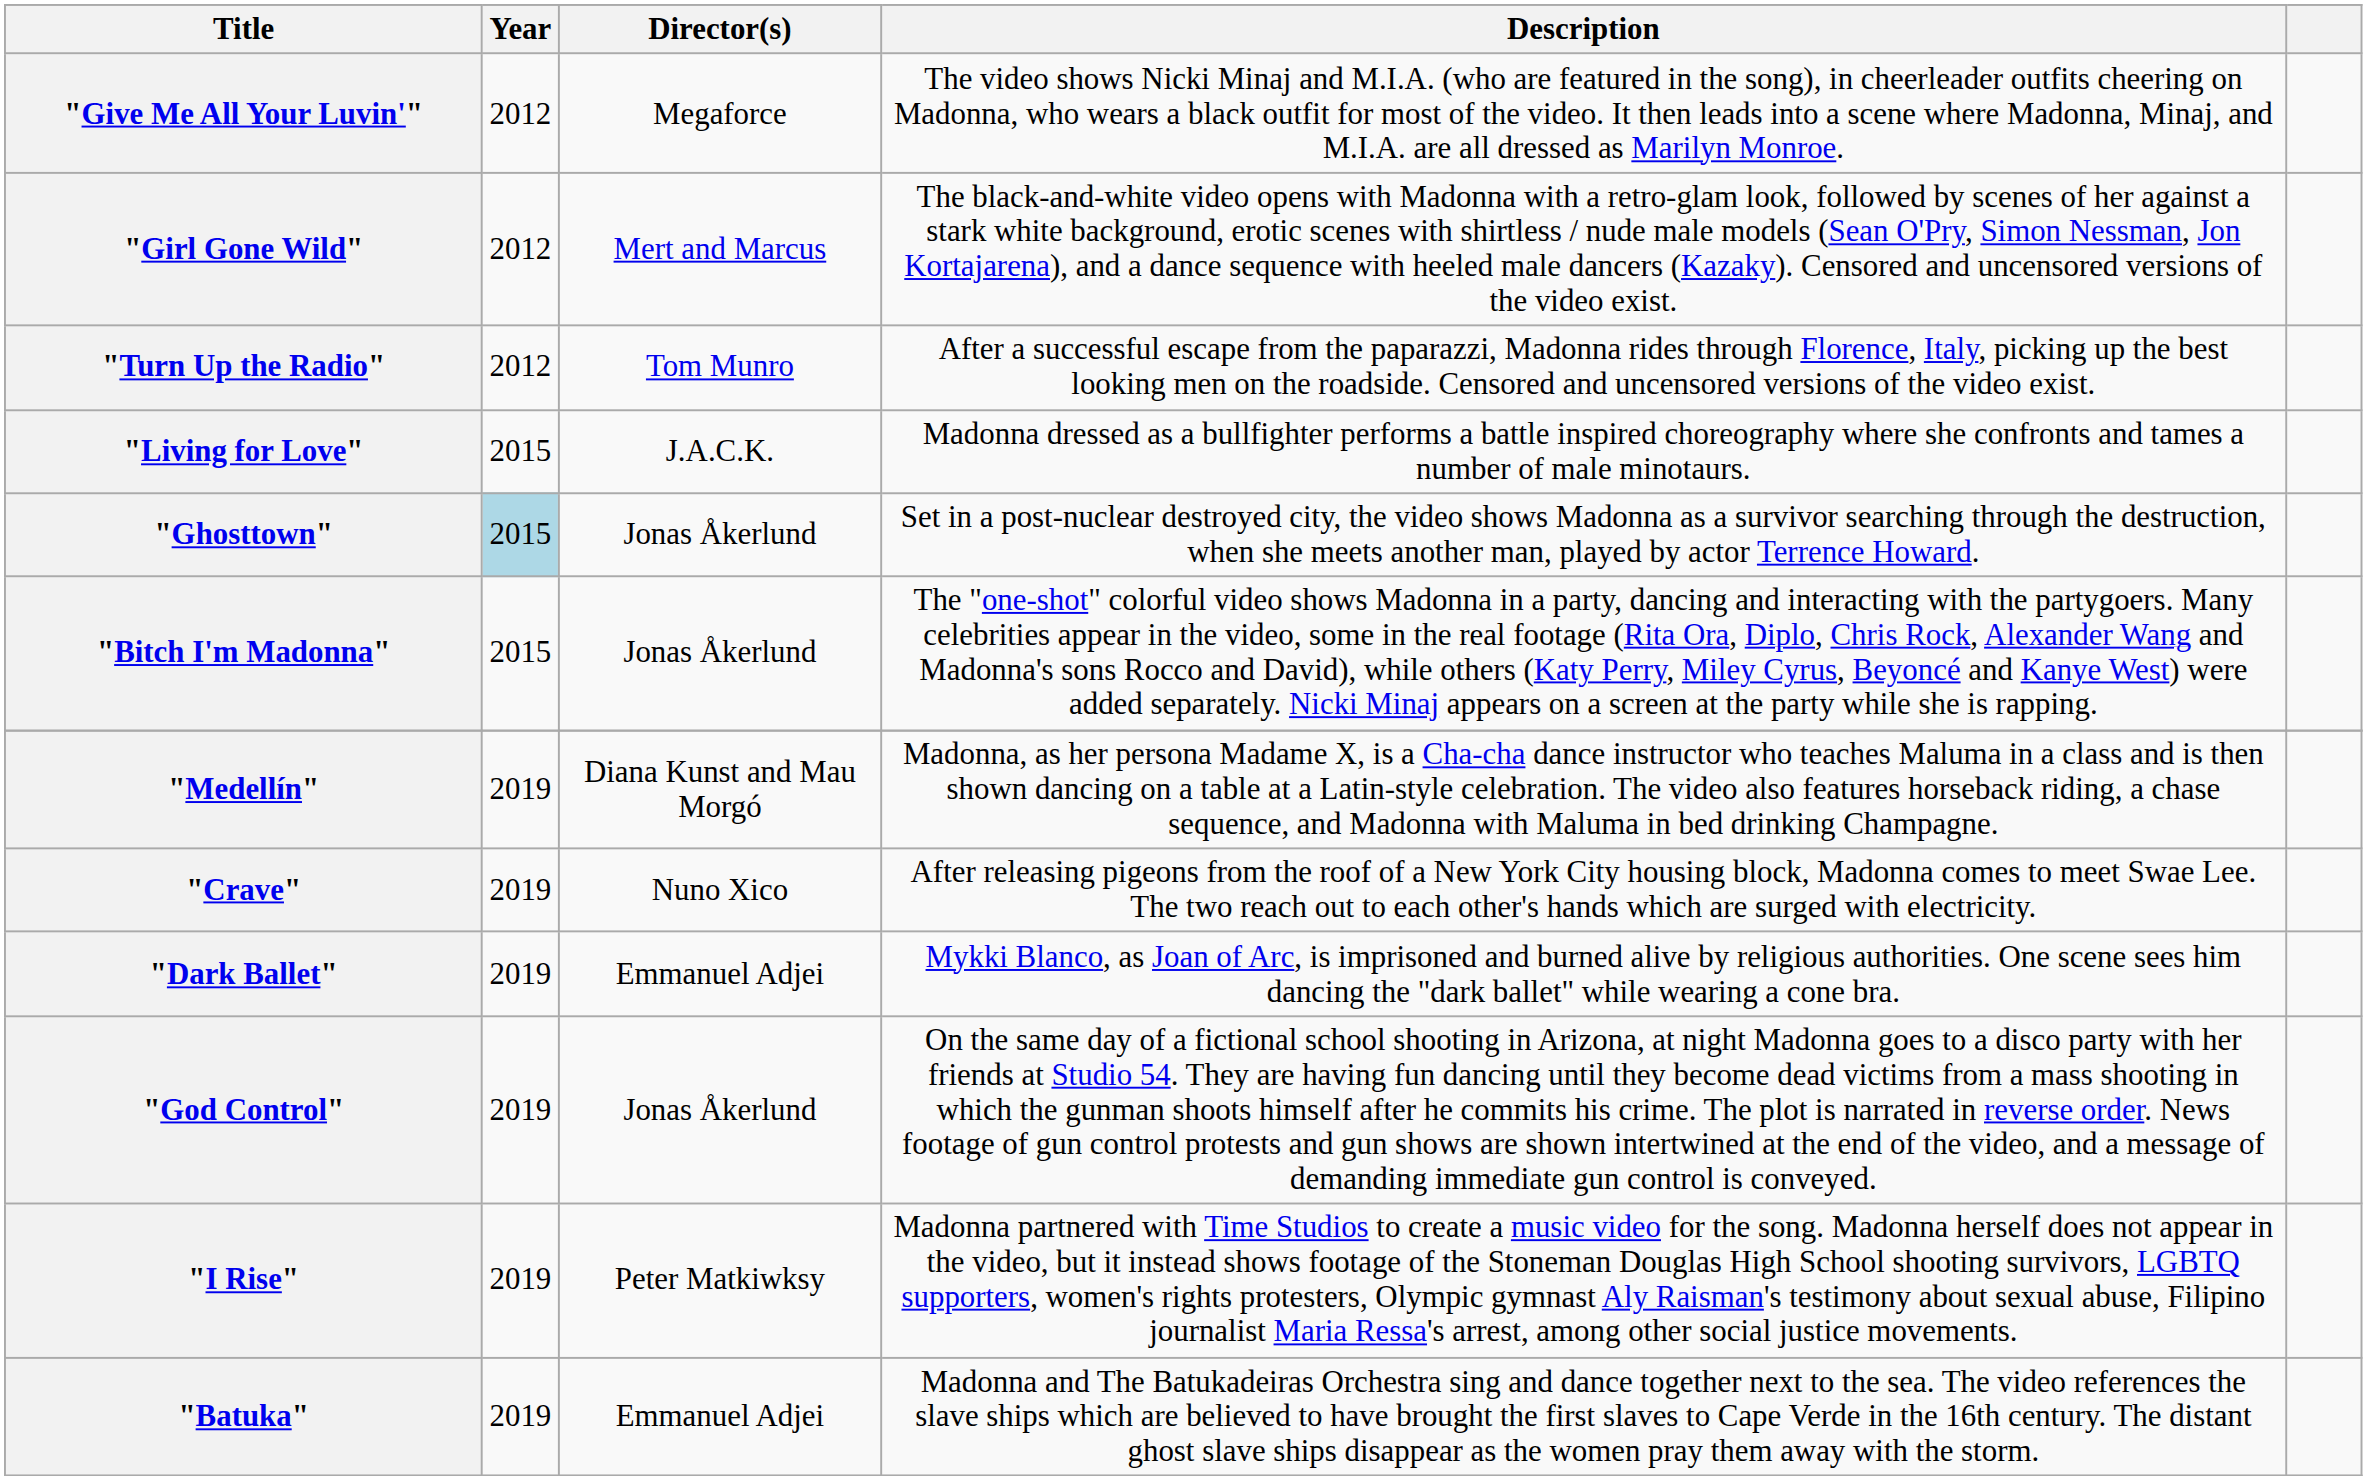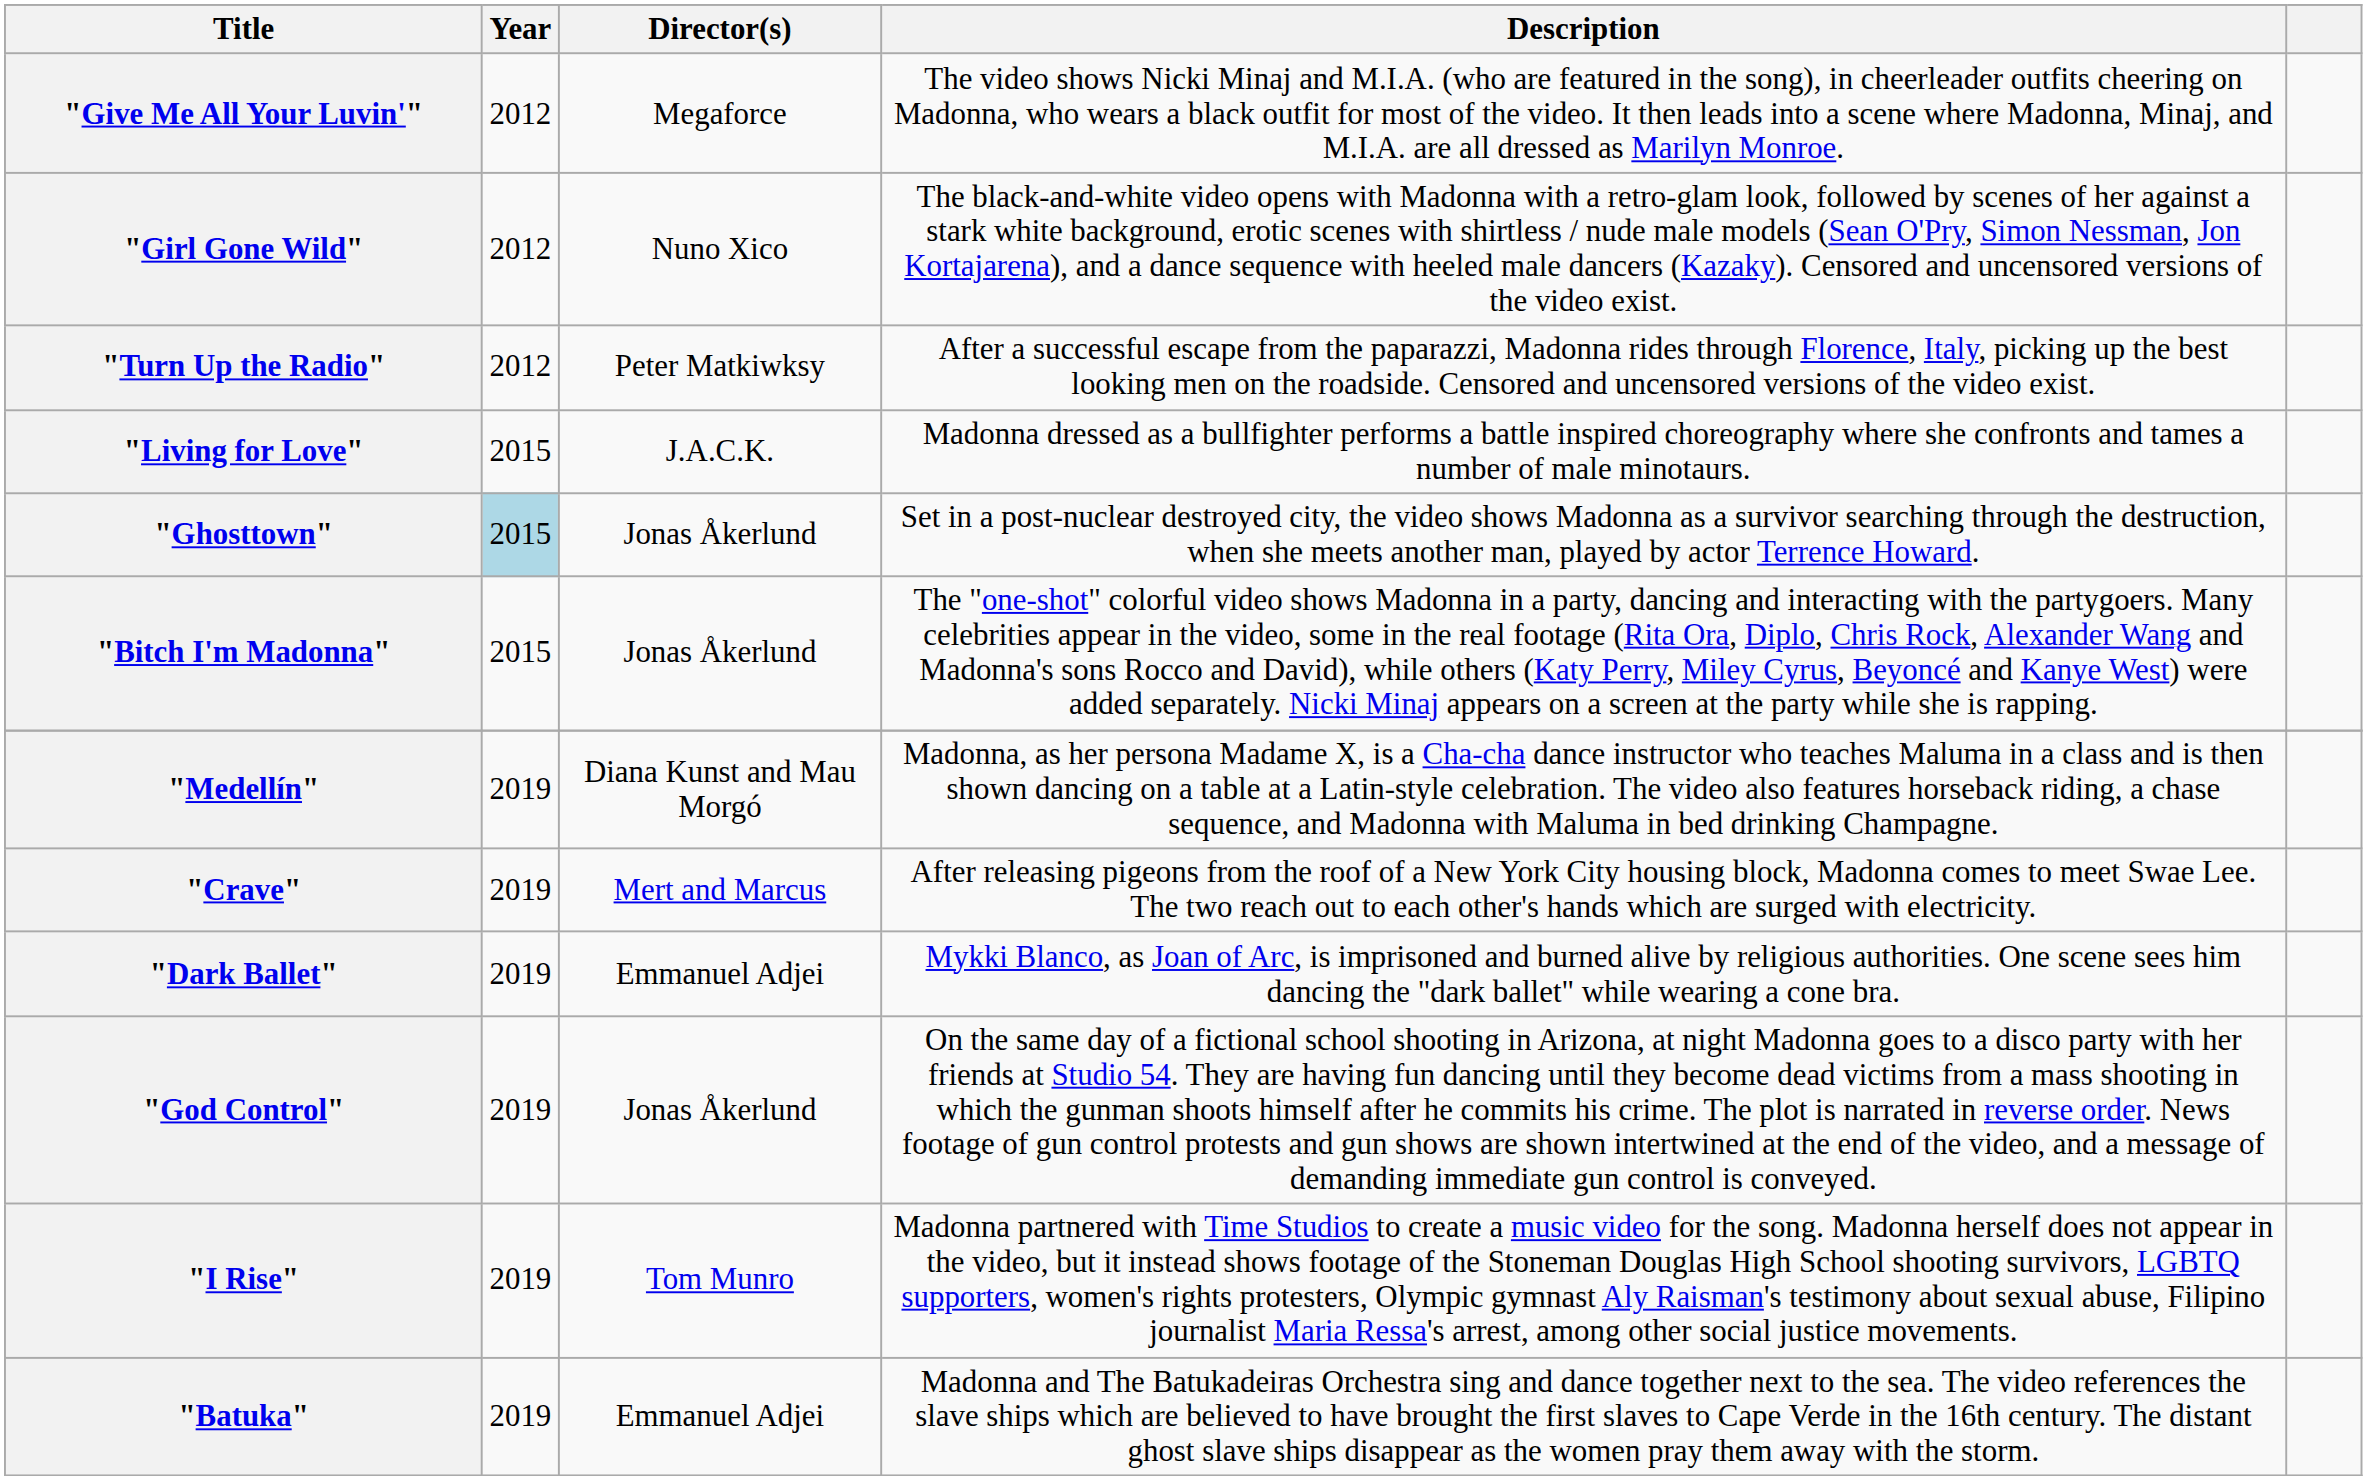(720, 248) Mert and Marcus -> (720, 248) Nuno Xico
(720, 366) Tom Munro -> (720, 366) Peter Matkiwksy
(720, 889) Nuno Xico -> (720, 889) Mert and Marcus
(720, 1279) Peter Matkiwksy -> (720, 1279) Tom Munro
